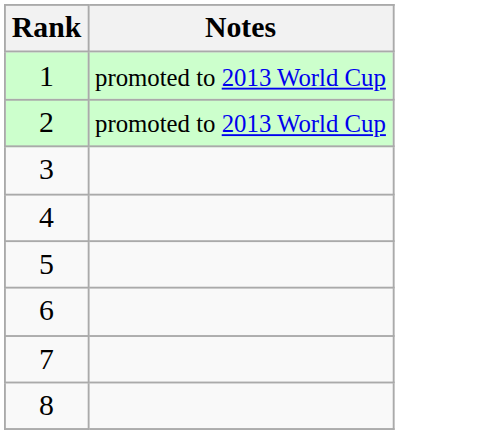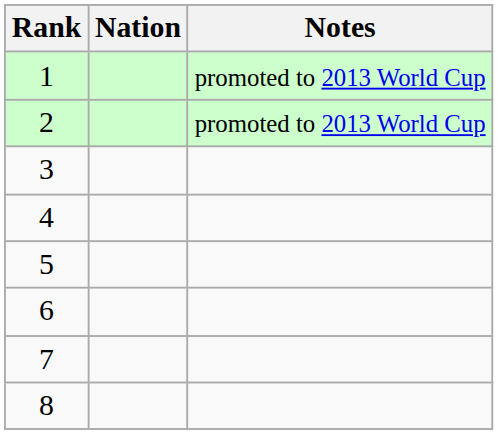+ column: (138, 28)
